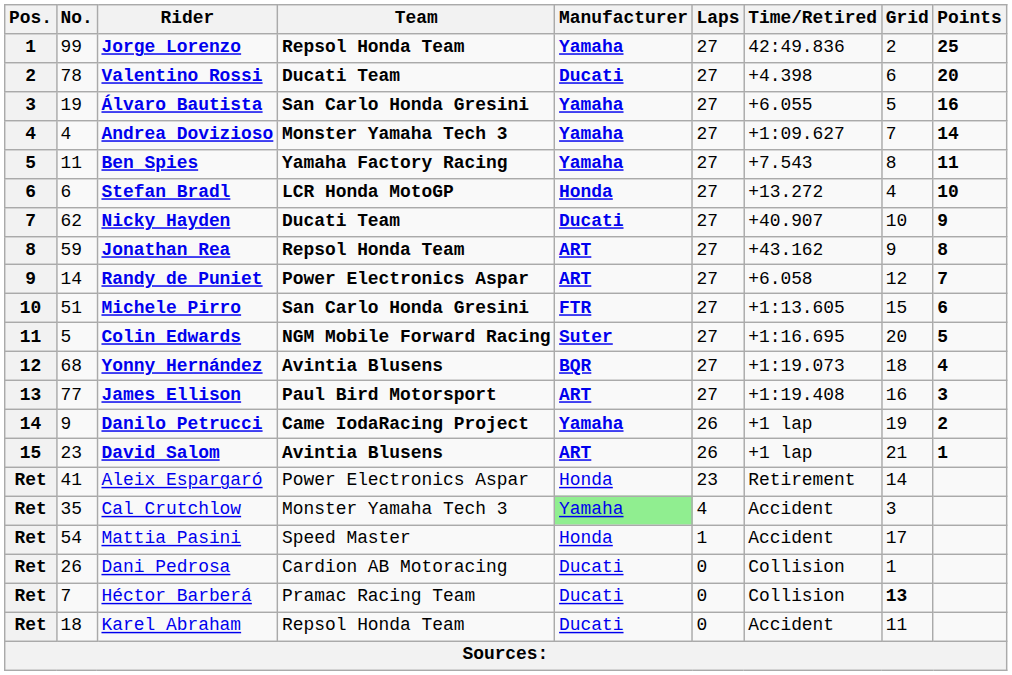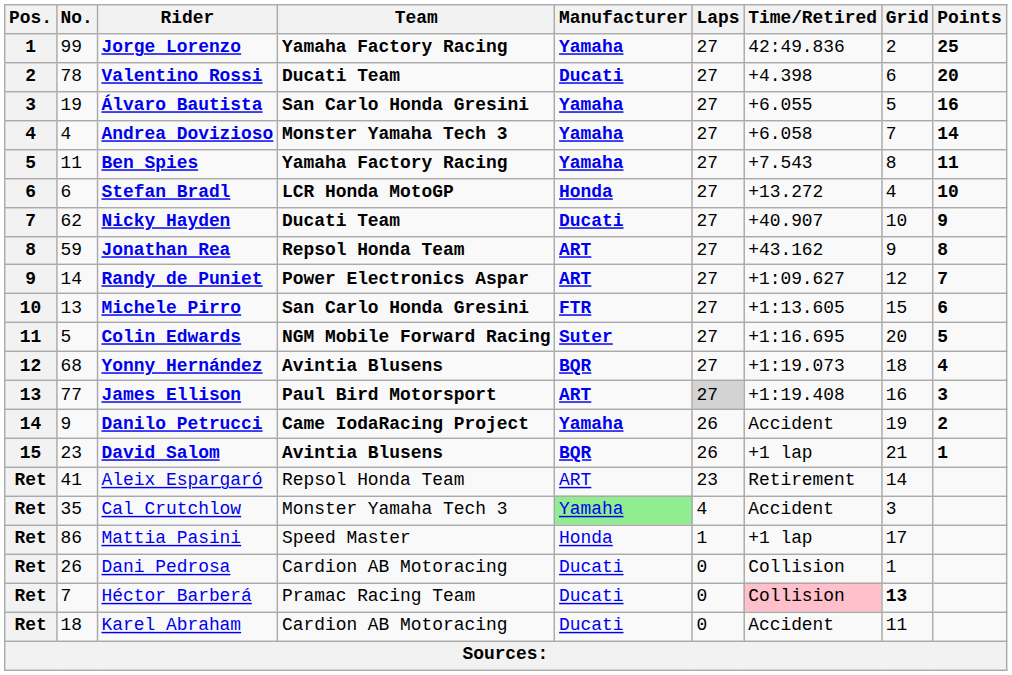(373, 48) Repsol Honda Team -> (395, 48) Yamaha Factory Racing
(797, 135) +1:09.627 -> (780, 135) +6.058
(780, 280) +6.058 -> (797, 280) +1:09.627
(71, 309) 51 -> (71, 309) 13
(707, 395) no background -> (707, 395) lightgrey background
(780, 424) +1 lap -> (791, 424) Accident
(575, 453) ART -> (575, 453) BQR
(405, 482) Power Electronics Aspar -> (373, 482) Repsol Honda Team
(586, 482) Honda -> (575, 482) ART
(71, 540) 54 -> (71, 540) 86
(791, 540) Accident -> (780, 540) +1 lap
(797, 598) no background -> (797, 598) pink background
(373, 627) Repsol Honda Team -> (395, 627) Cardion AB Motoracing
